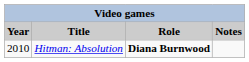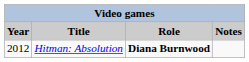(18, 48) 2010 -> (18, 48) 2012
